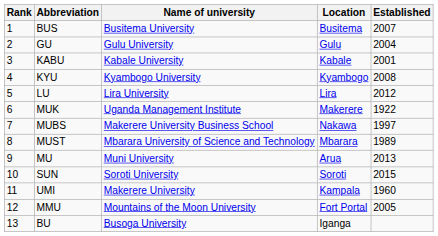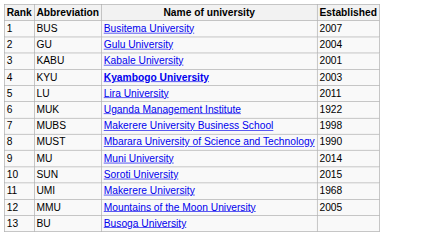- column: (344, 12)
(152, 77) normal -> (156, 77) bold
(385, 77) 2008 -> (331, 77) 2003
(385, 93) 2012 -> (330, 93) 2011
(385, 126) 1997 -> (331, 126) 1998
(385, 142) 1989 -> (331, 142) 1990
(385, 158) 2013 -> (331, 158) 2014
(385, 191) 1960 -> (331, 191) 1968
